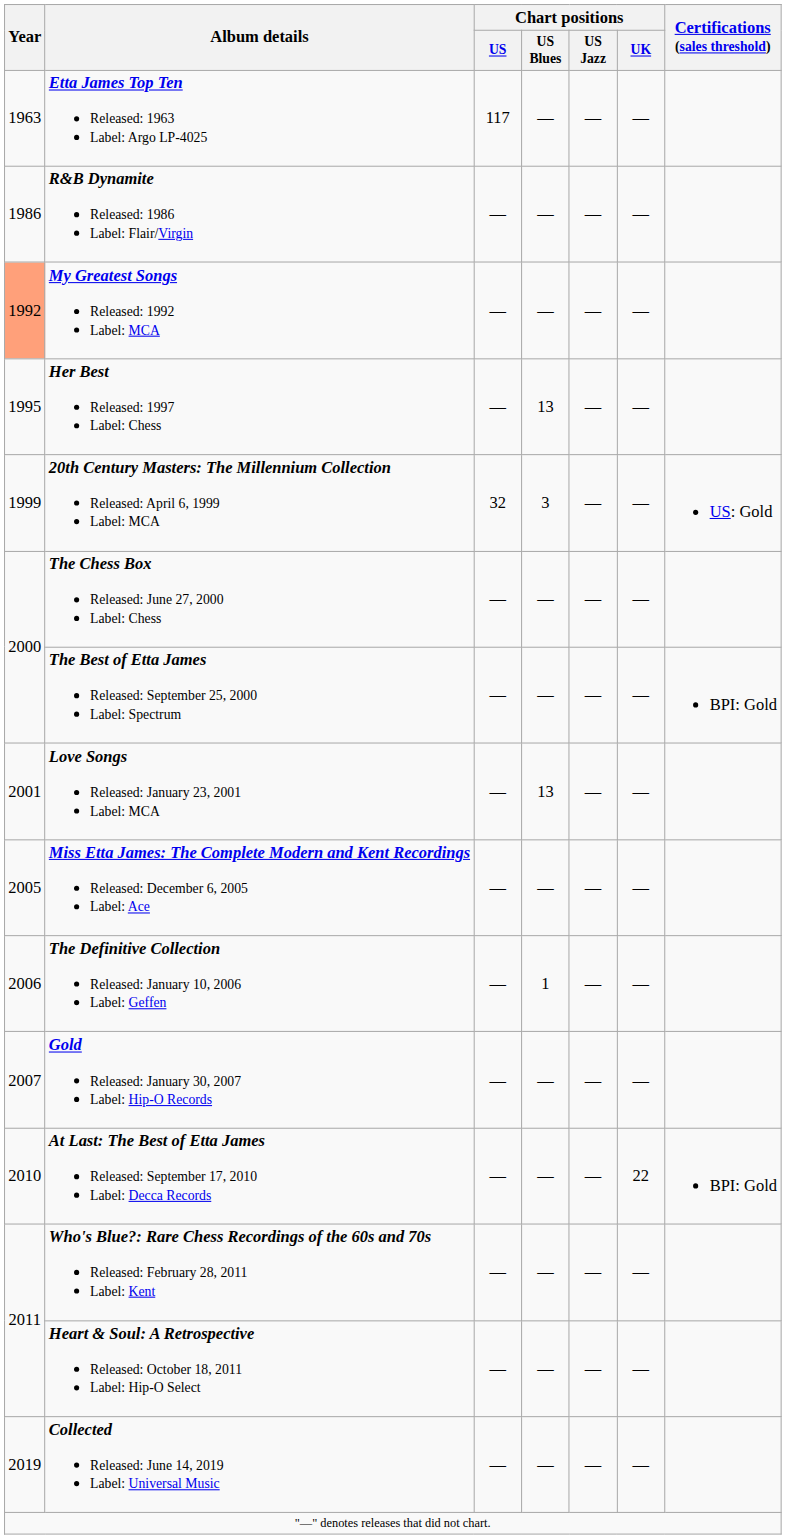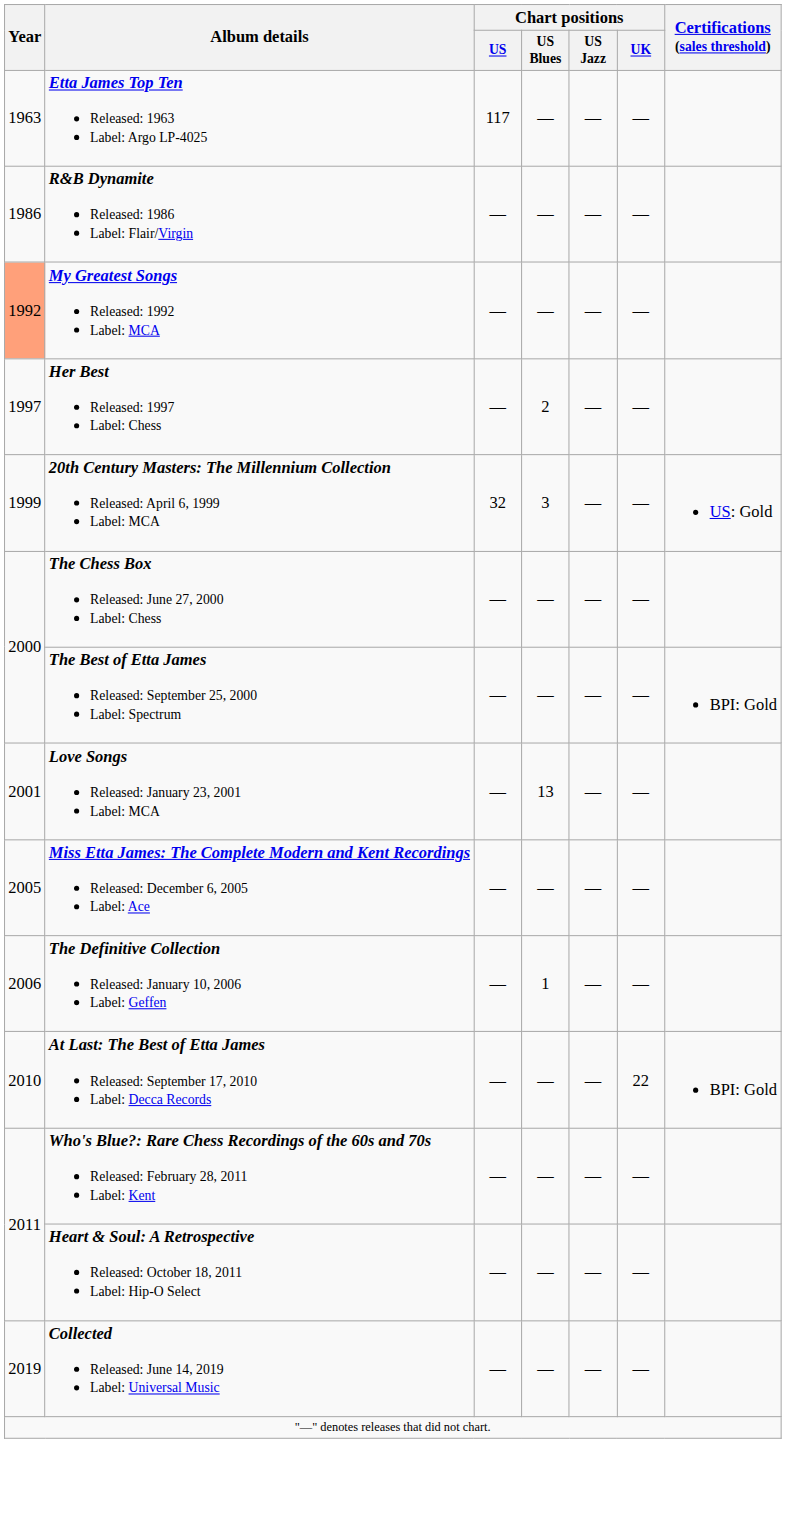(25, 406) 1995 -> (25, 406) 1997
(545, 406) 13 -> (545, 406) 2
- row: (259, 1072)
